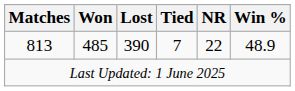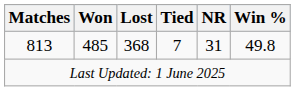(136, 45) 390 -> (136, 45) 368
(214, 45) 22 -> (214, 45) 31
(260, 45) 48.9 -> (260, 45) 49.8
